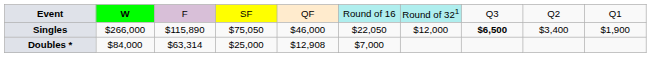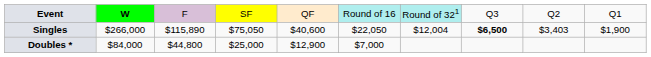(308, 30) $46,000 -> (308, 30) $40,600
(431, 30) $12,000 -> (431, 30) $12,004
(554, 30) $3,400 -> (554, 30) $3,403
(185, 45) $63,314 -> (185, 45) $44,800
(308, 45) $12,908 -> (308, 45) $12,900
